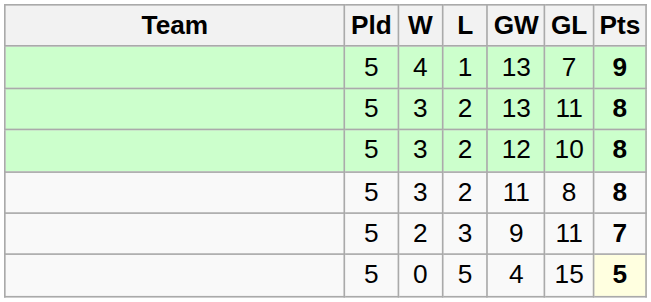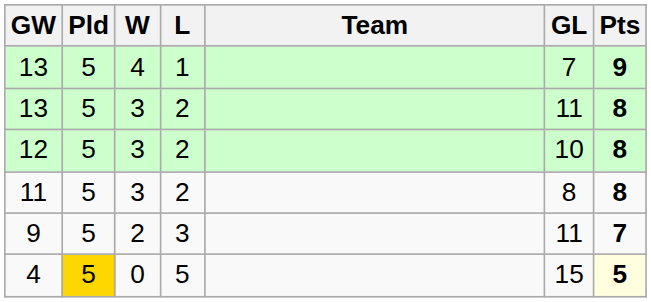columns swapped: (175, 25) <-> (516, 25)
(371, 274) no background -> (89, 274) gold background
